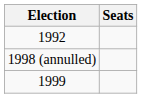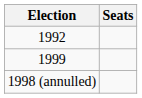rows swapped: (52, 59) <-> (52, 81)
